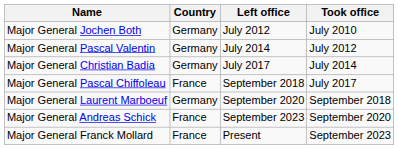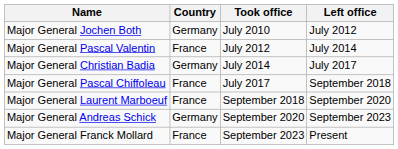columns swapped: (350, 13) <-> (263, 13)
(195, 48) Germany -> (189, 48) France
(195, 100) Germany -> (189, 100) France
(189, 118) France -> (195, 118) Germany
